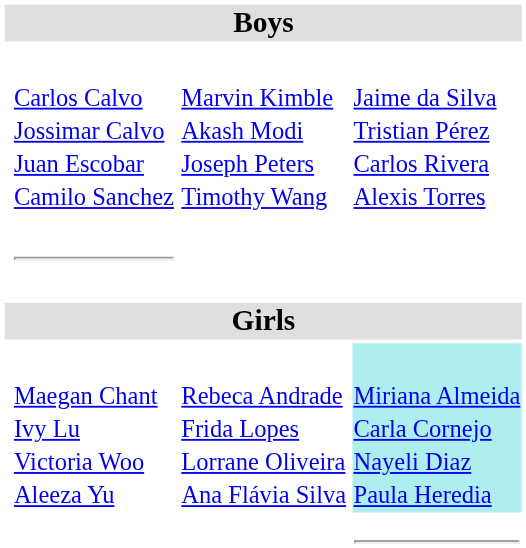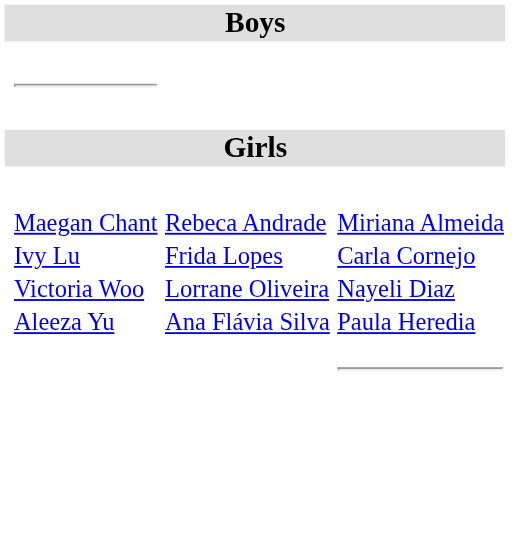- row: (94, 147)
(437, 445) paleturquoise background -> (421, 272) no background
